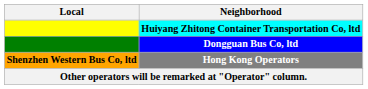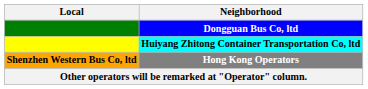rows swapped: (251, 44) <-> (251, 28)
